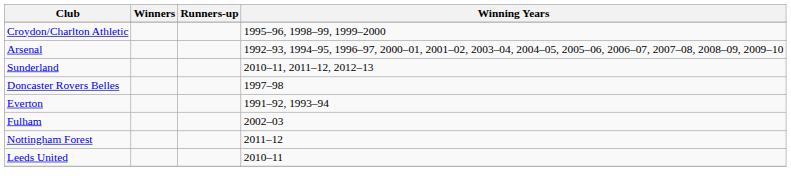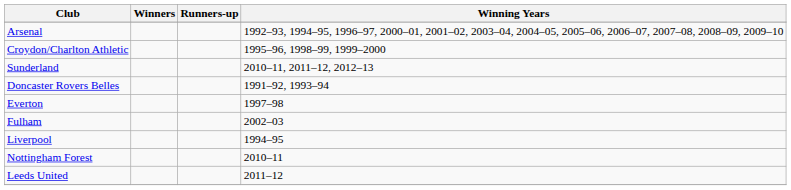rows swapped: (25, 49) <-> (68, 31)
(264, 85) 1997–98 -> (286, 85) 1991–92, 1993–94
(286, 103) 1991–92, 1993–94 -> (264, 103) 1997–98
+ row: (29, 139)
(263, 139) 2011–12 -> (263, 157) 2010–11
(263, 157) 2010–11 -> (263, 175) 2011–12
